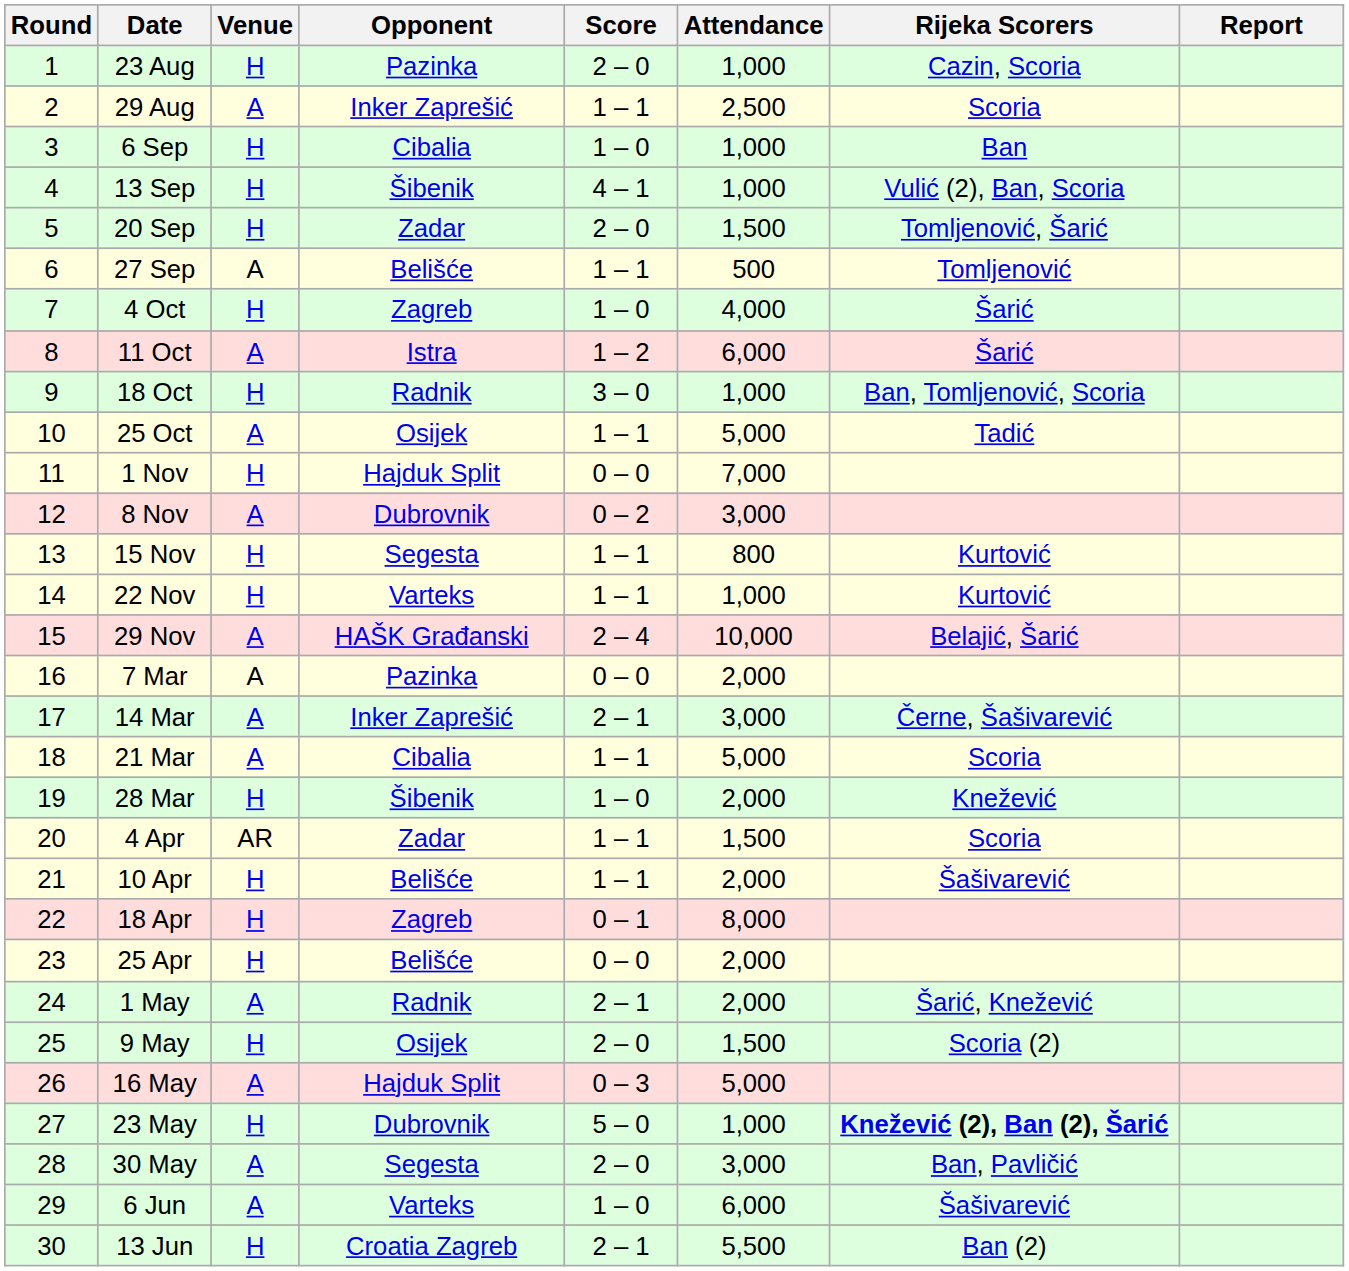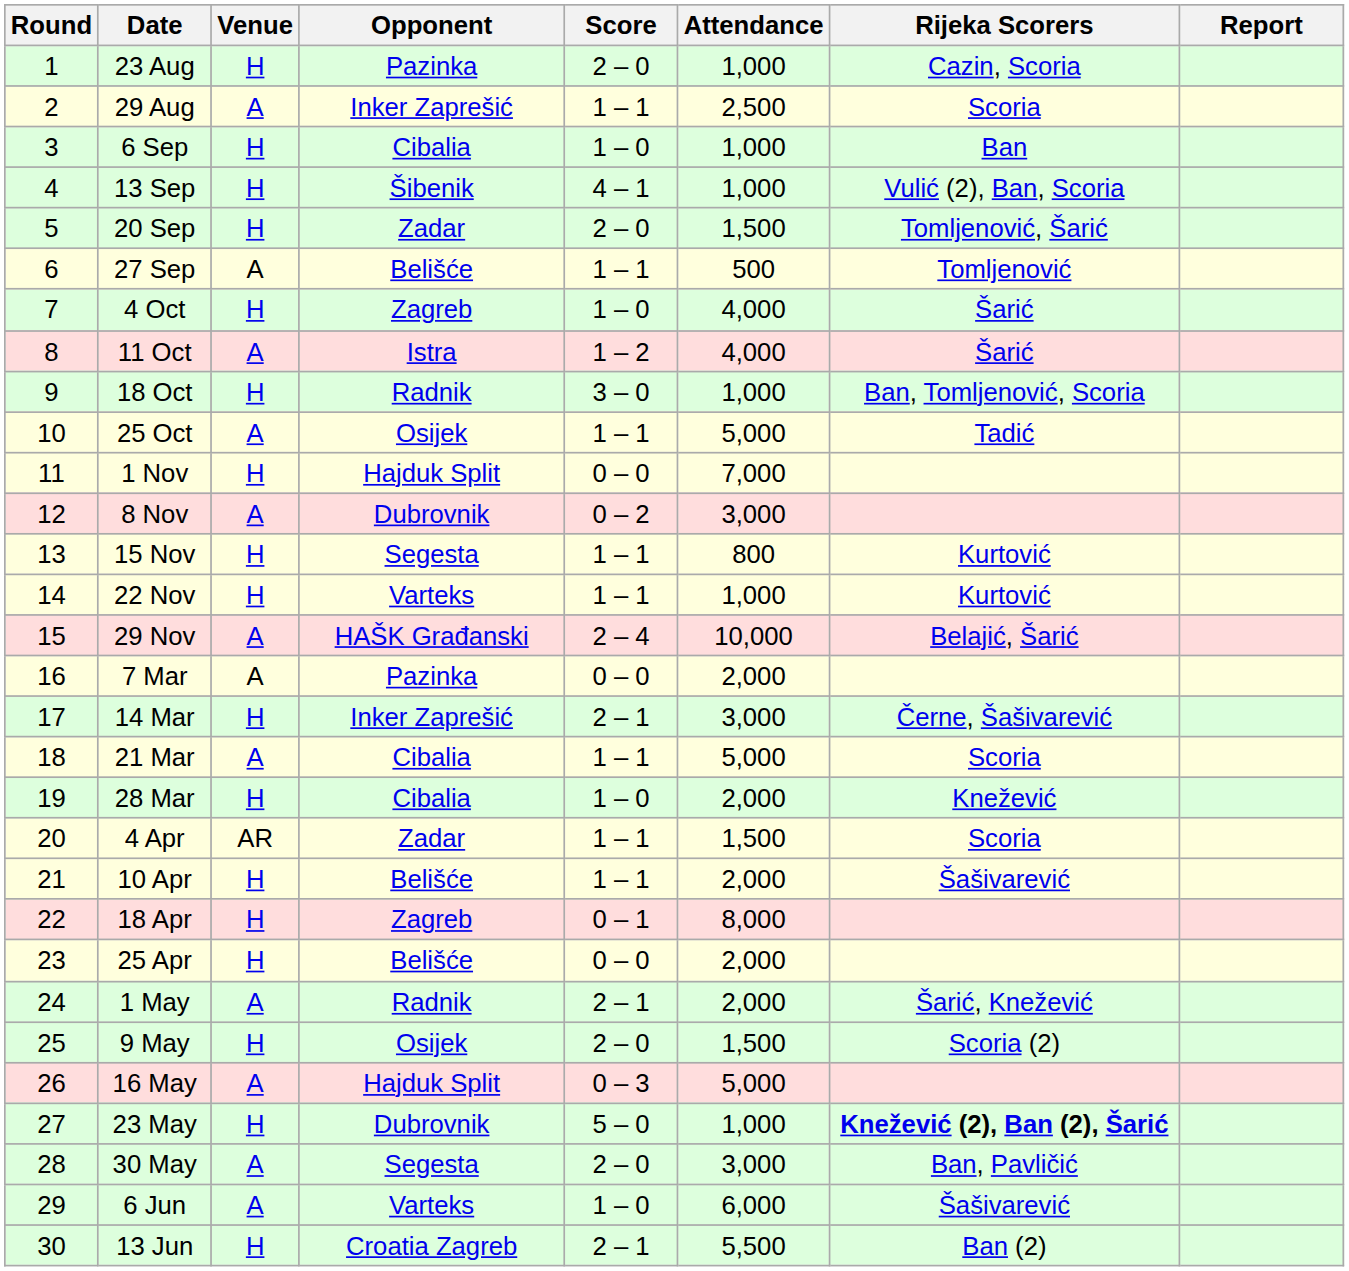(754, 351) 6,000 -> (754, 351) 4,000
(255, 717) A -> (255, 717) H
(432, 798) Šibenik -> (432, 798) Cibalia
